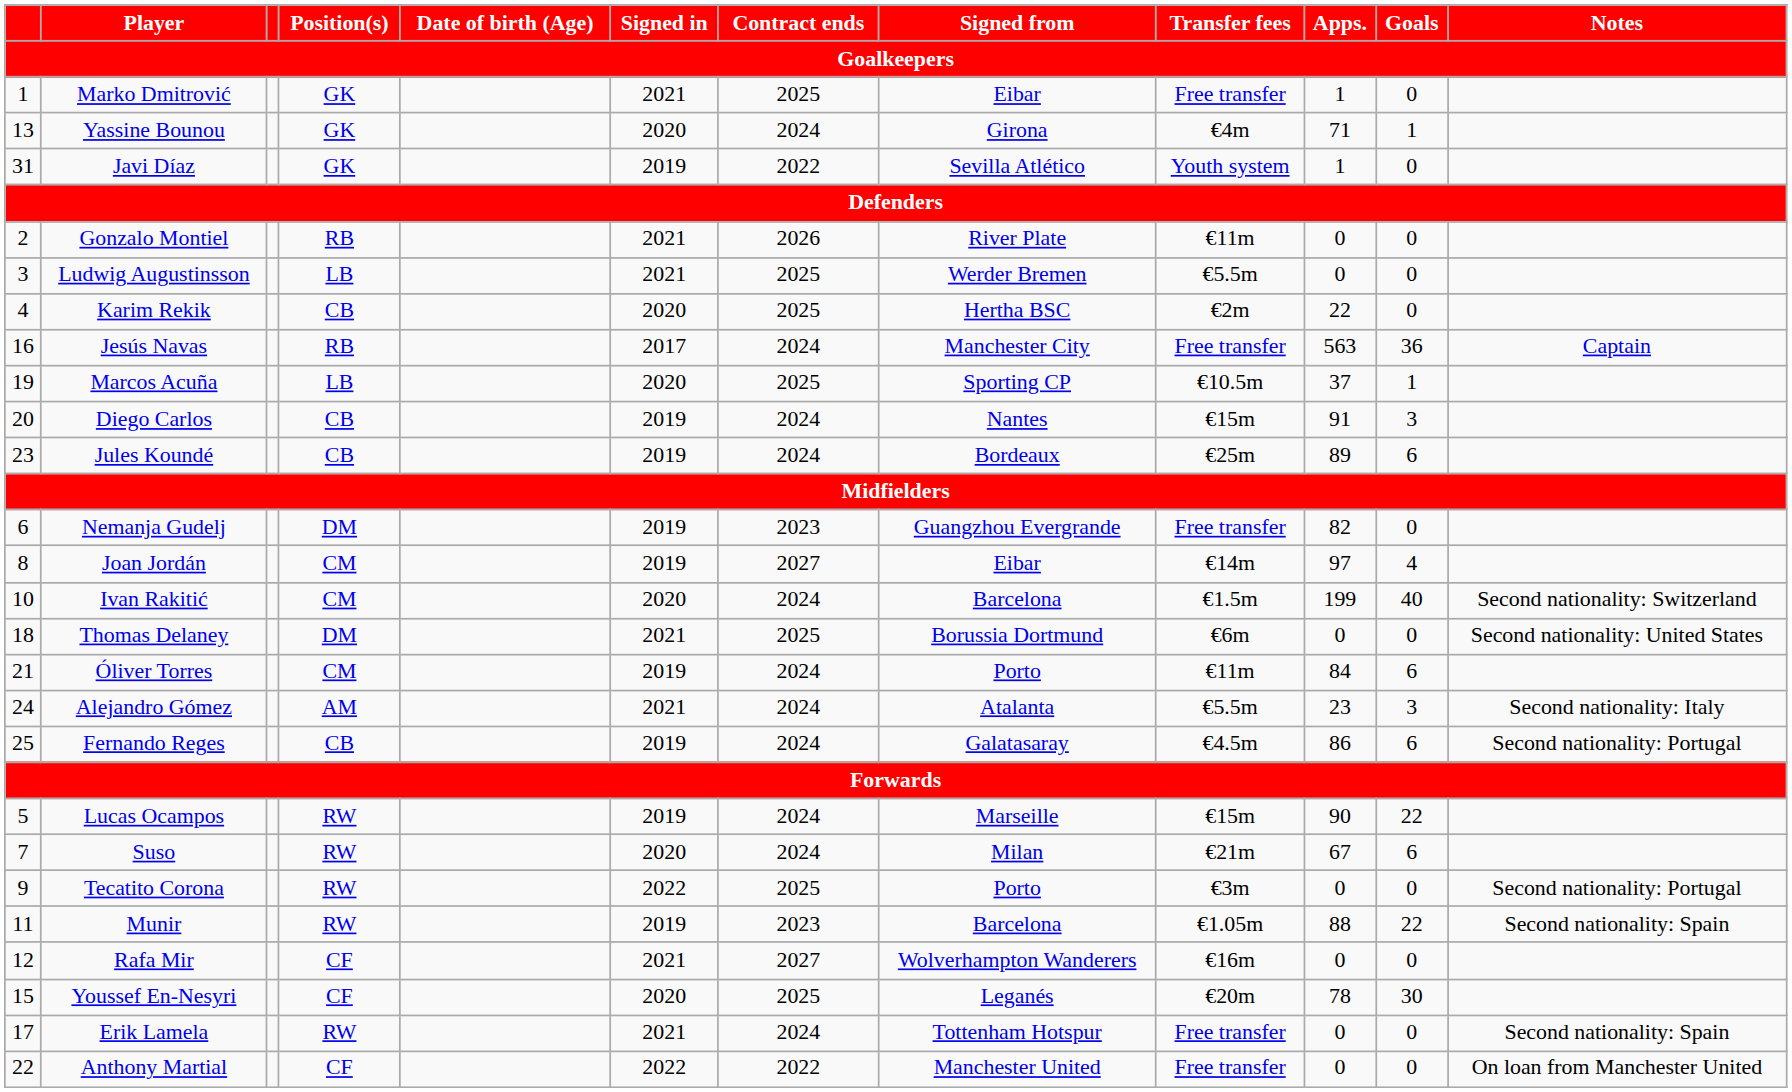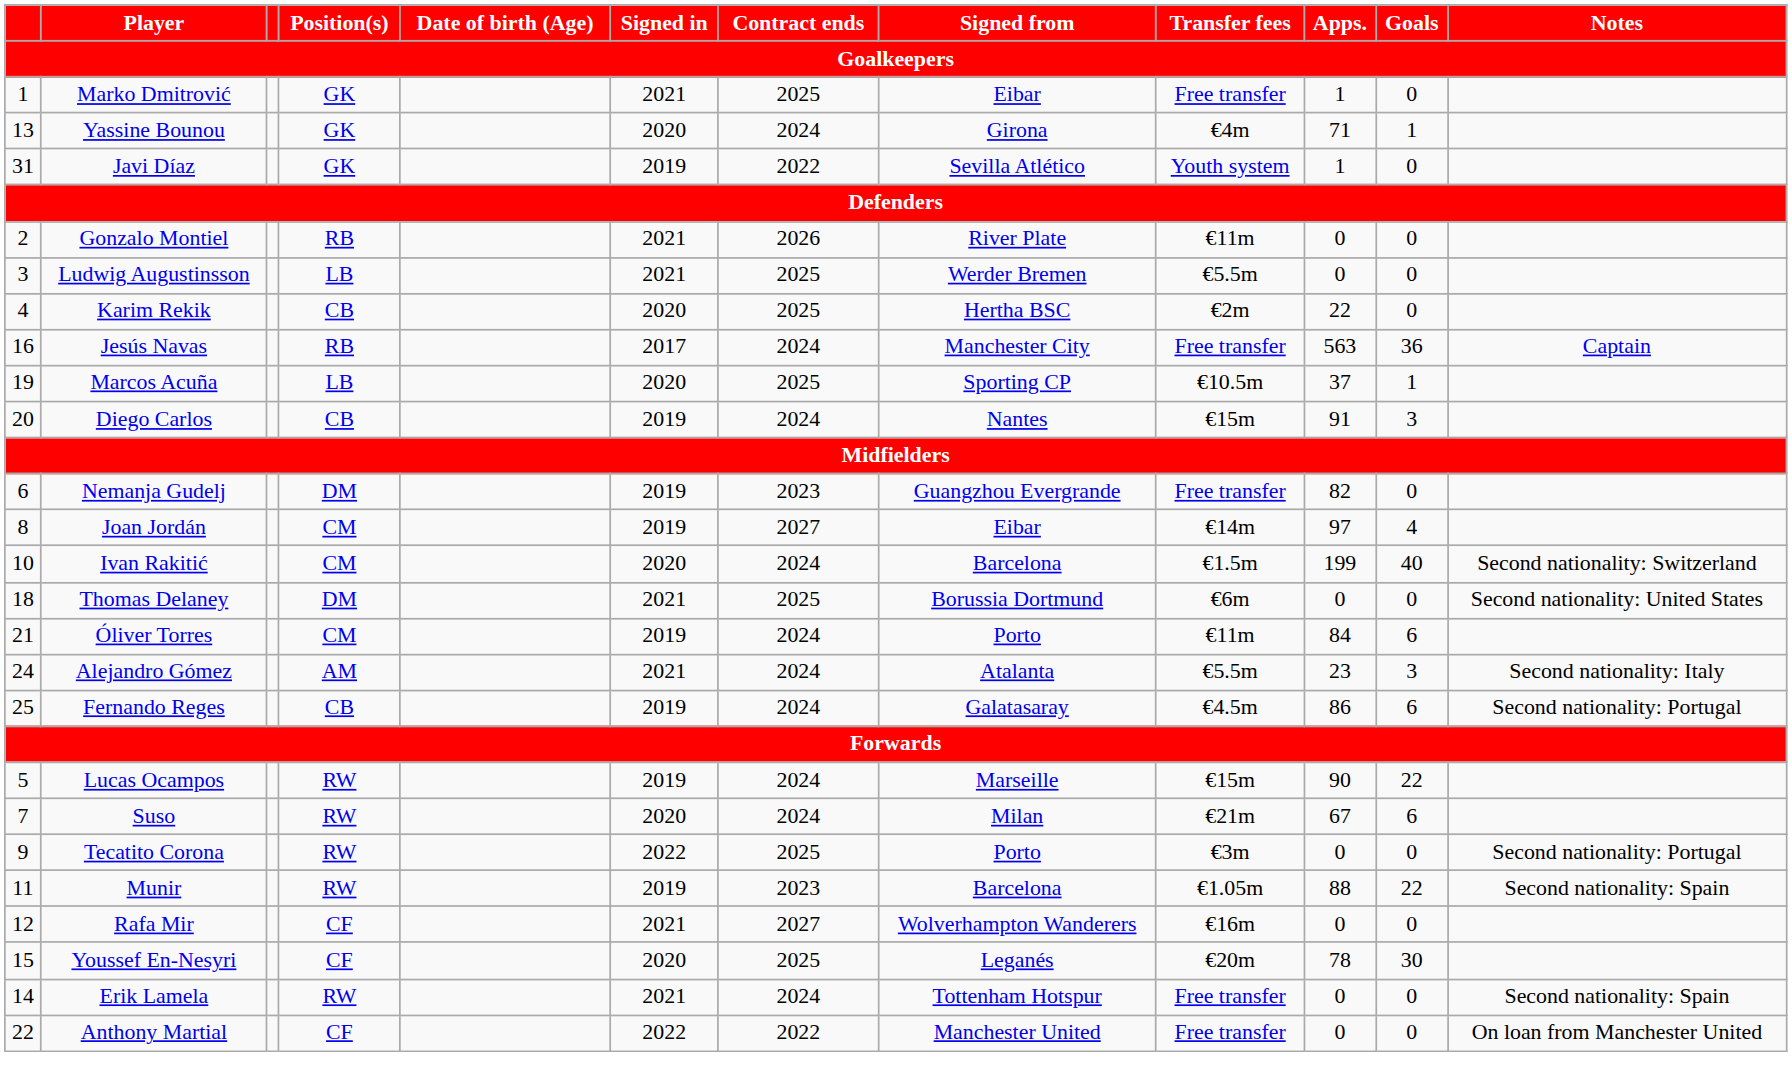- row: (154, 455)
(23, 1032) 17 -> (23, 996) 14
